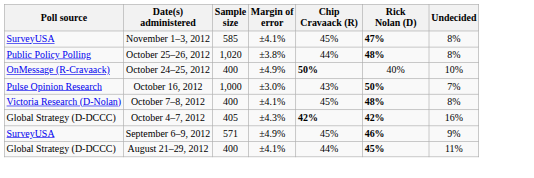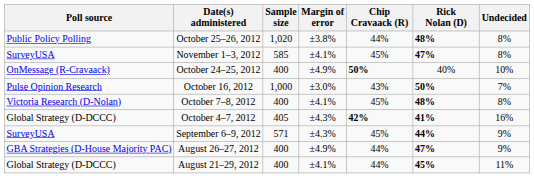rows swapped: (168, 39) <-> (168, 54)
(375, 117) 42% -> (425, 117) 41%
(272, 133) ±4.9% -> (323, 133) ±4.3%
(375, 133) 46% -> (425, 133) 44%
+ row: (218, 149)
